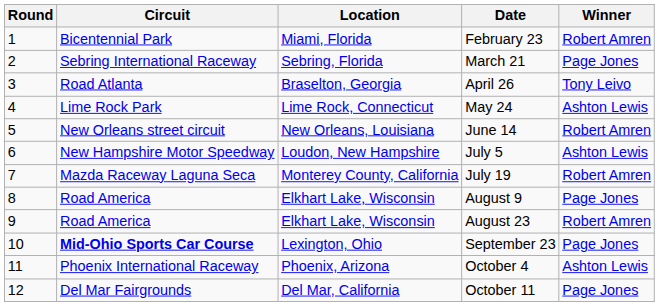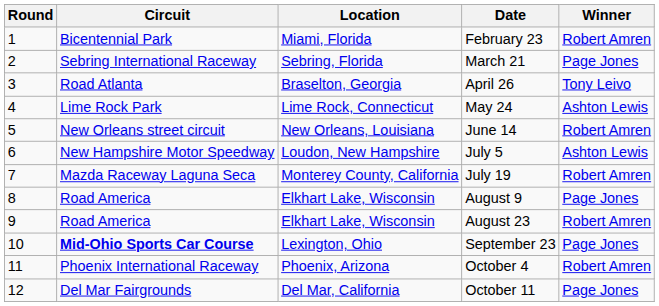(605, 267) Ashton Lewis -> (607, 267) Robert Amren
